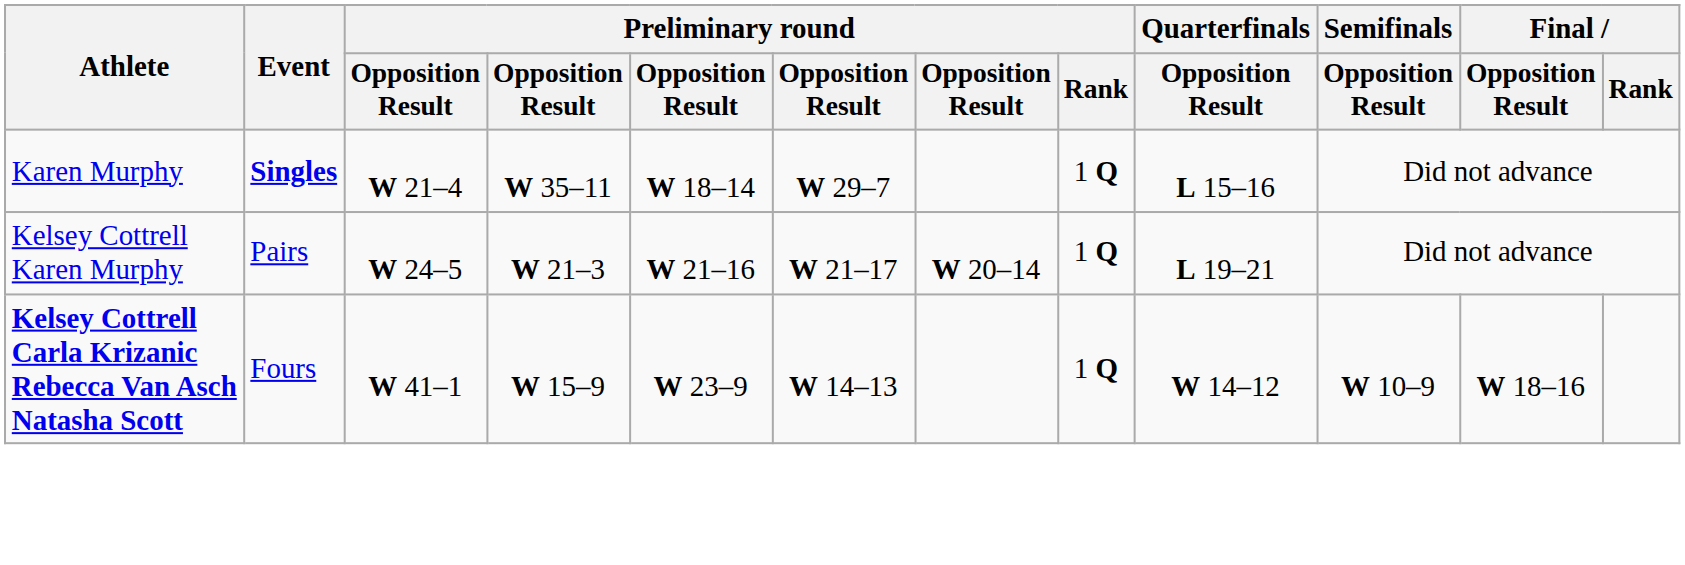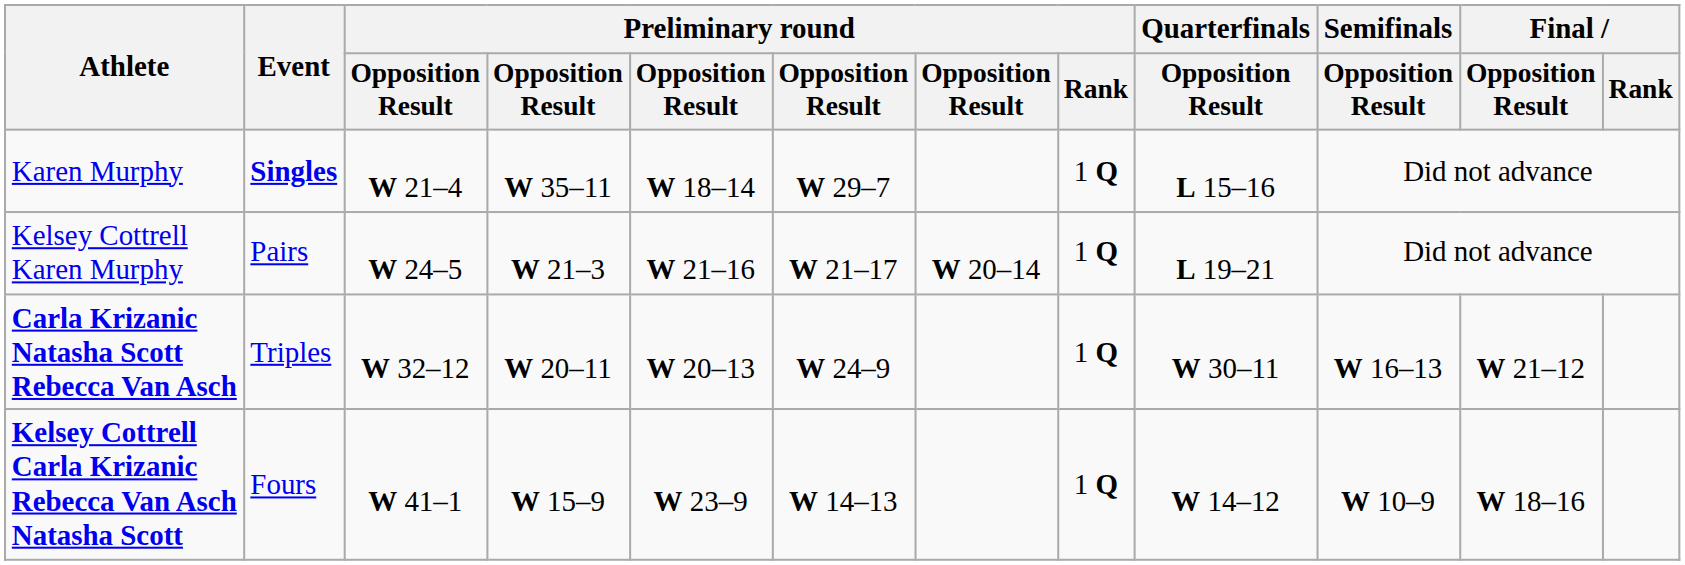+ row: (124, 351)
